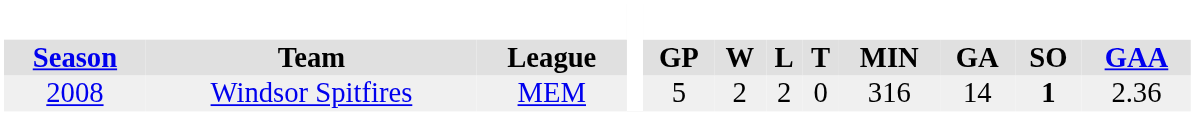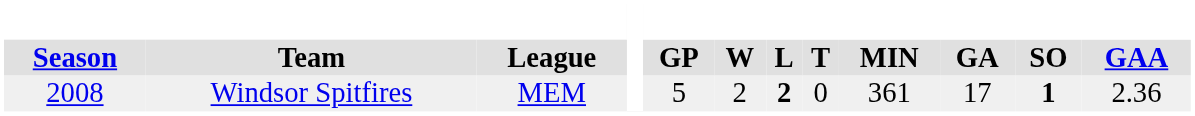(784, 93) normal -> (784, 93) bold
(889, 93) 316 -> (889, 93) 361
(977, 93) 14 -> (977, 93) 17
